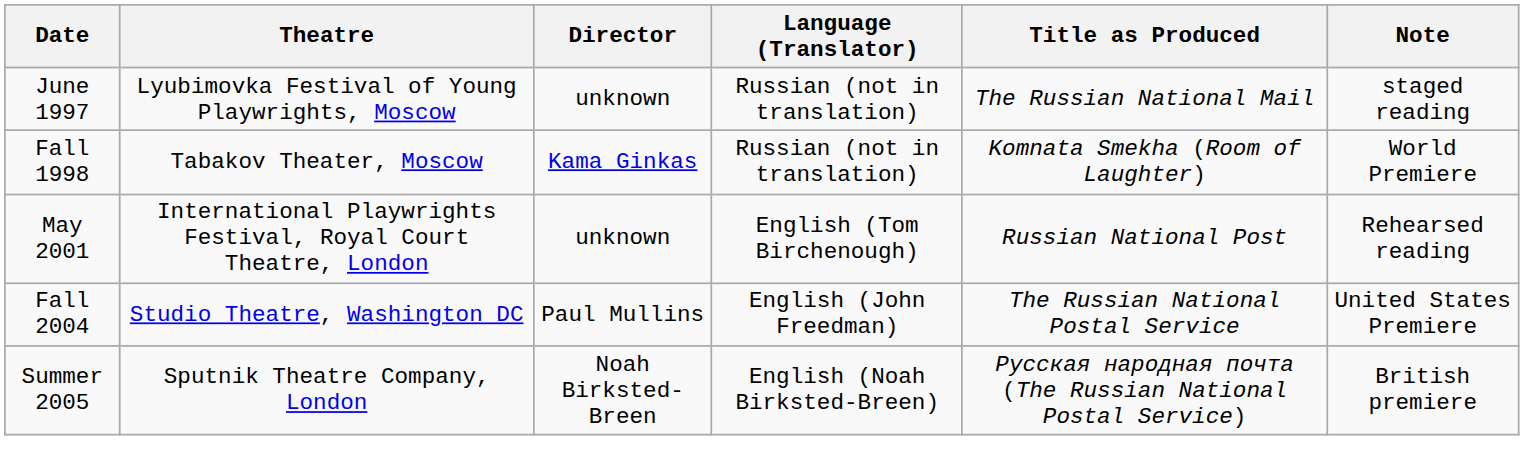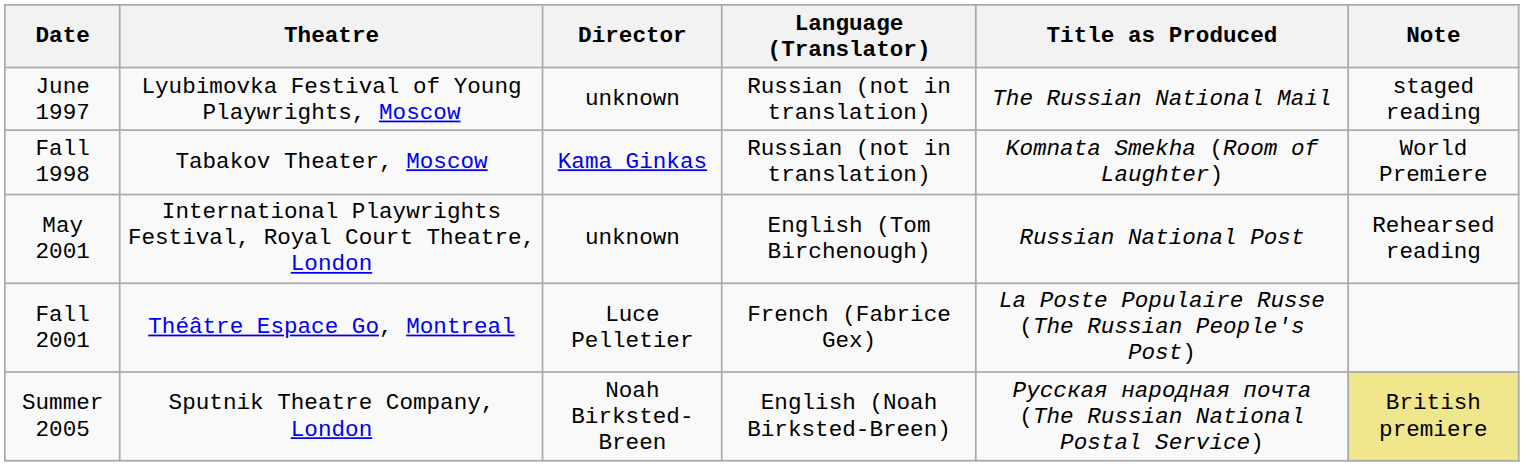+ row: (63, 327)
- row: (62, 314)
(1423, 390) no background -> (1433, 416) khaki background
